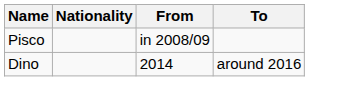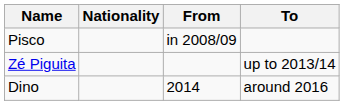+ row: (42, 64)
